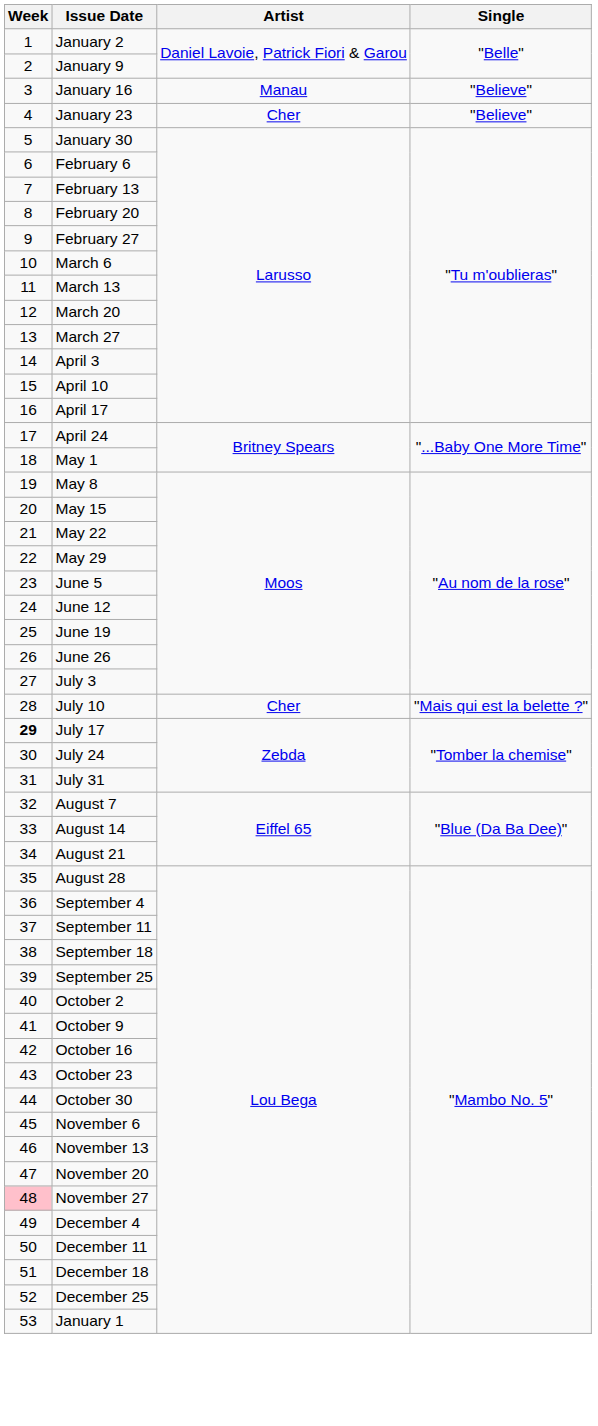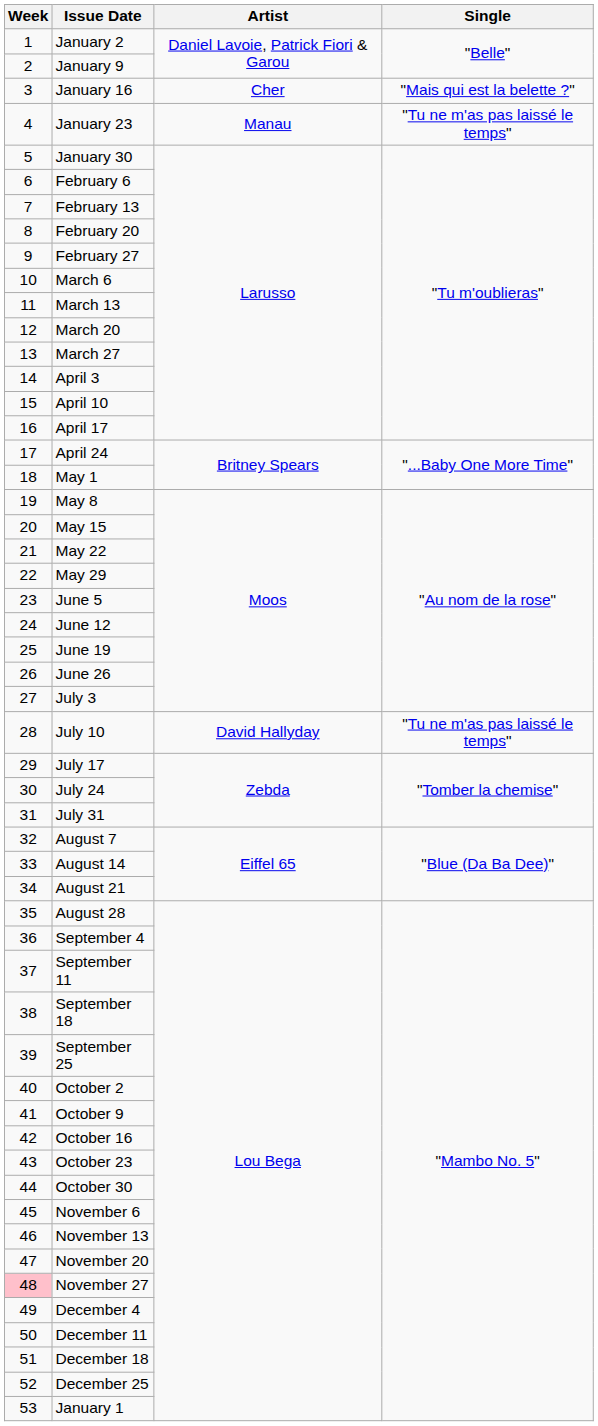(283, 90) Manau -> (268, 90) Cher
(501, 90) "Believe" -> (488, 90) "Mais qui est la belette ?"
(283, 115) Cher -> (268, 123) Manau
(501, 115) "Believe" -> (488, 123) "Tu ne m'as pas laissé le temps"
(283, 705) Cher -> (268, 732) David Hallyday
(501, 705) "Mais qui est la belette ?" -> (488, 732) "Tu ne m'as pas laissé le temps"
(28, 730) bold -> (28, 765) normal
